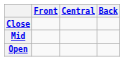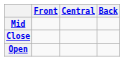rows swapped: (18, 24) <-> (18, 37)
